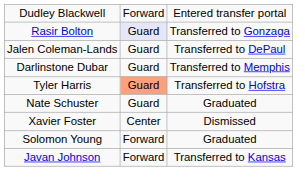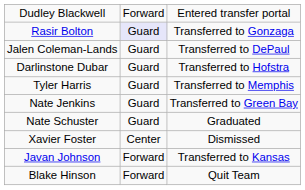(230, 67) Transferred to Memphis -> (234, 67) Transferred to Hofstra
(144, 85) lightsalmon background -> (144, 85) no background
(230, 85) Transferred to Hofstra -> (234, 85) Transferred to Memphis
+ row: (62, 103)
- row: (62, 139)
+ row: (62, 175)
